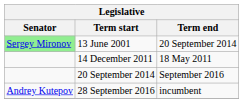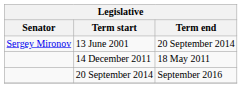(39, 43) lightgreen background -> (39, 43) no background
- row: (116, 91)
